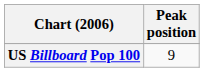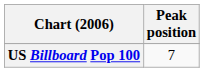(171, 55) 9 -> (171, 55) 7
